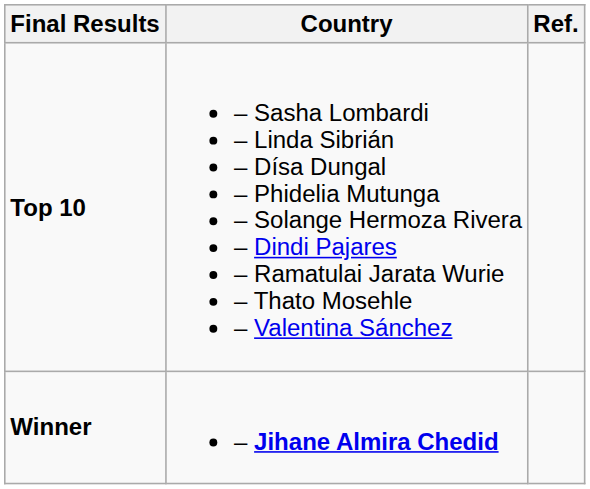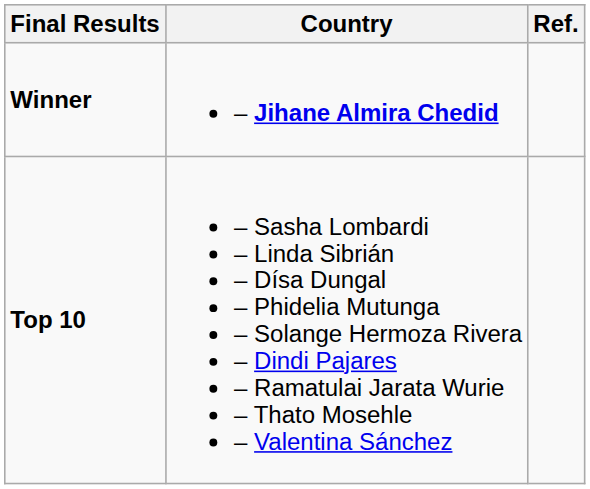rows swapped: (51, 427) <-> (48, 207)
